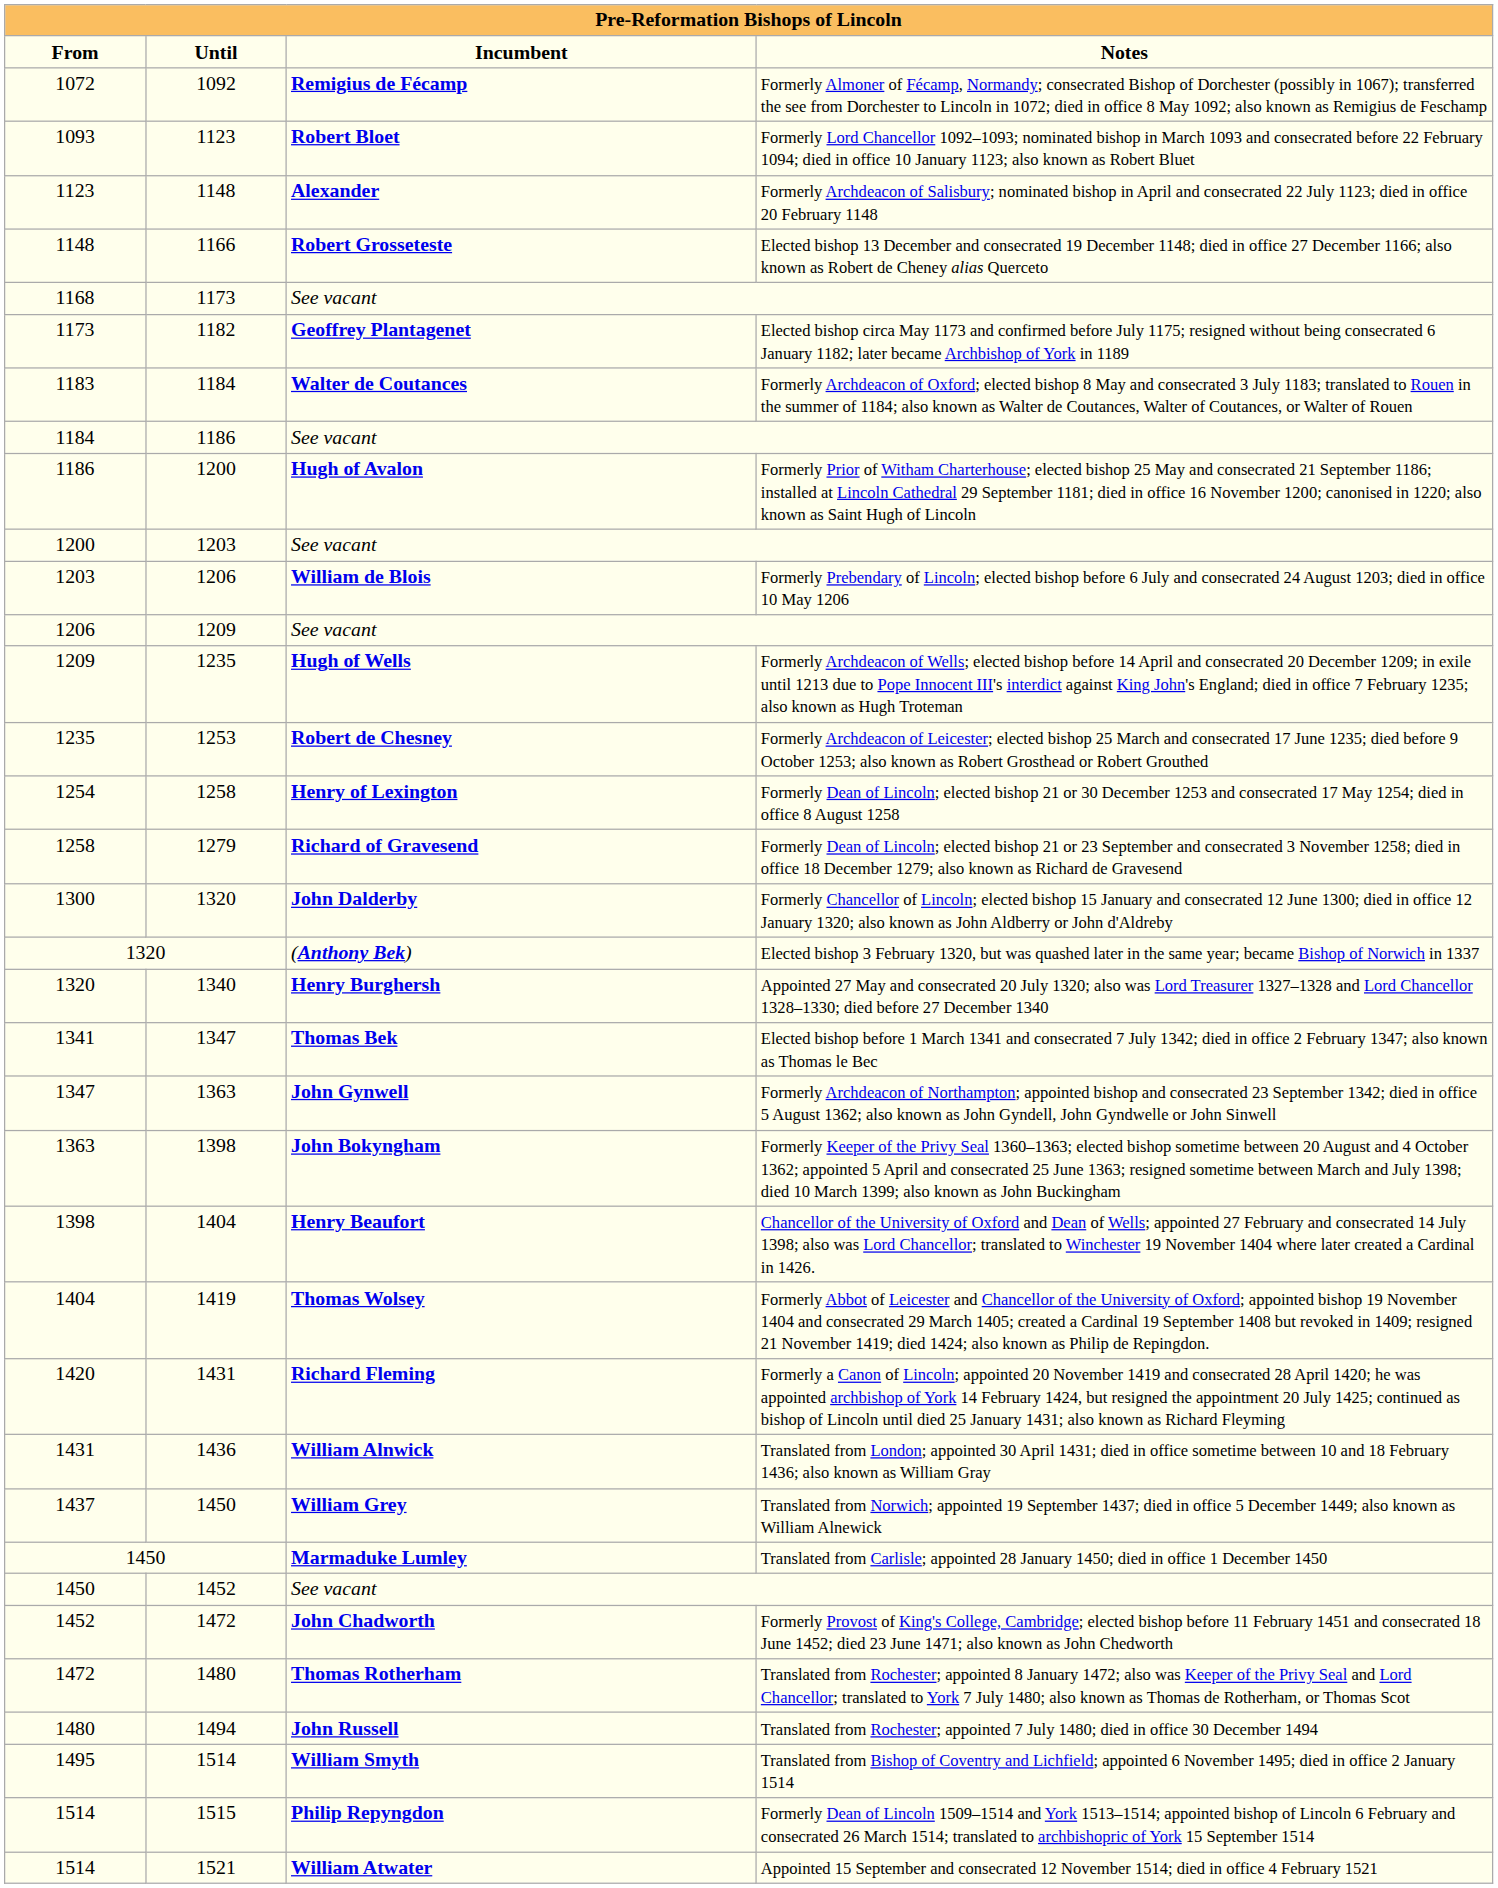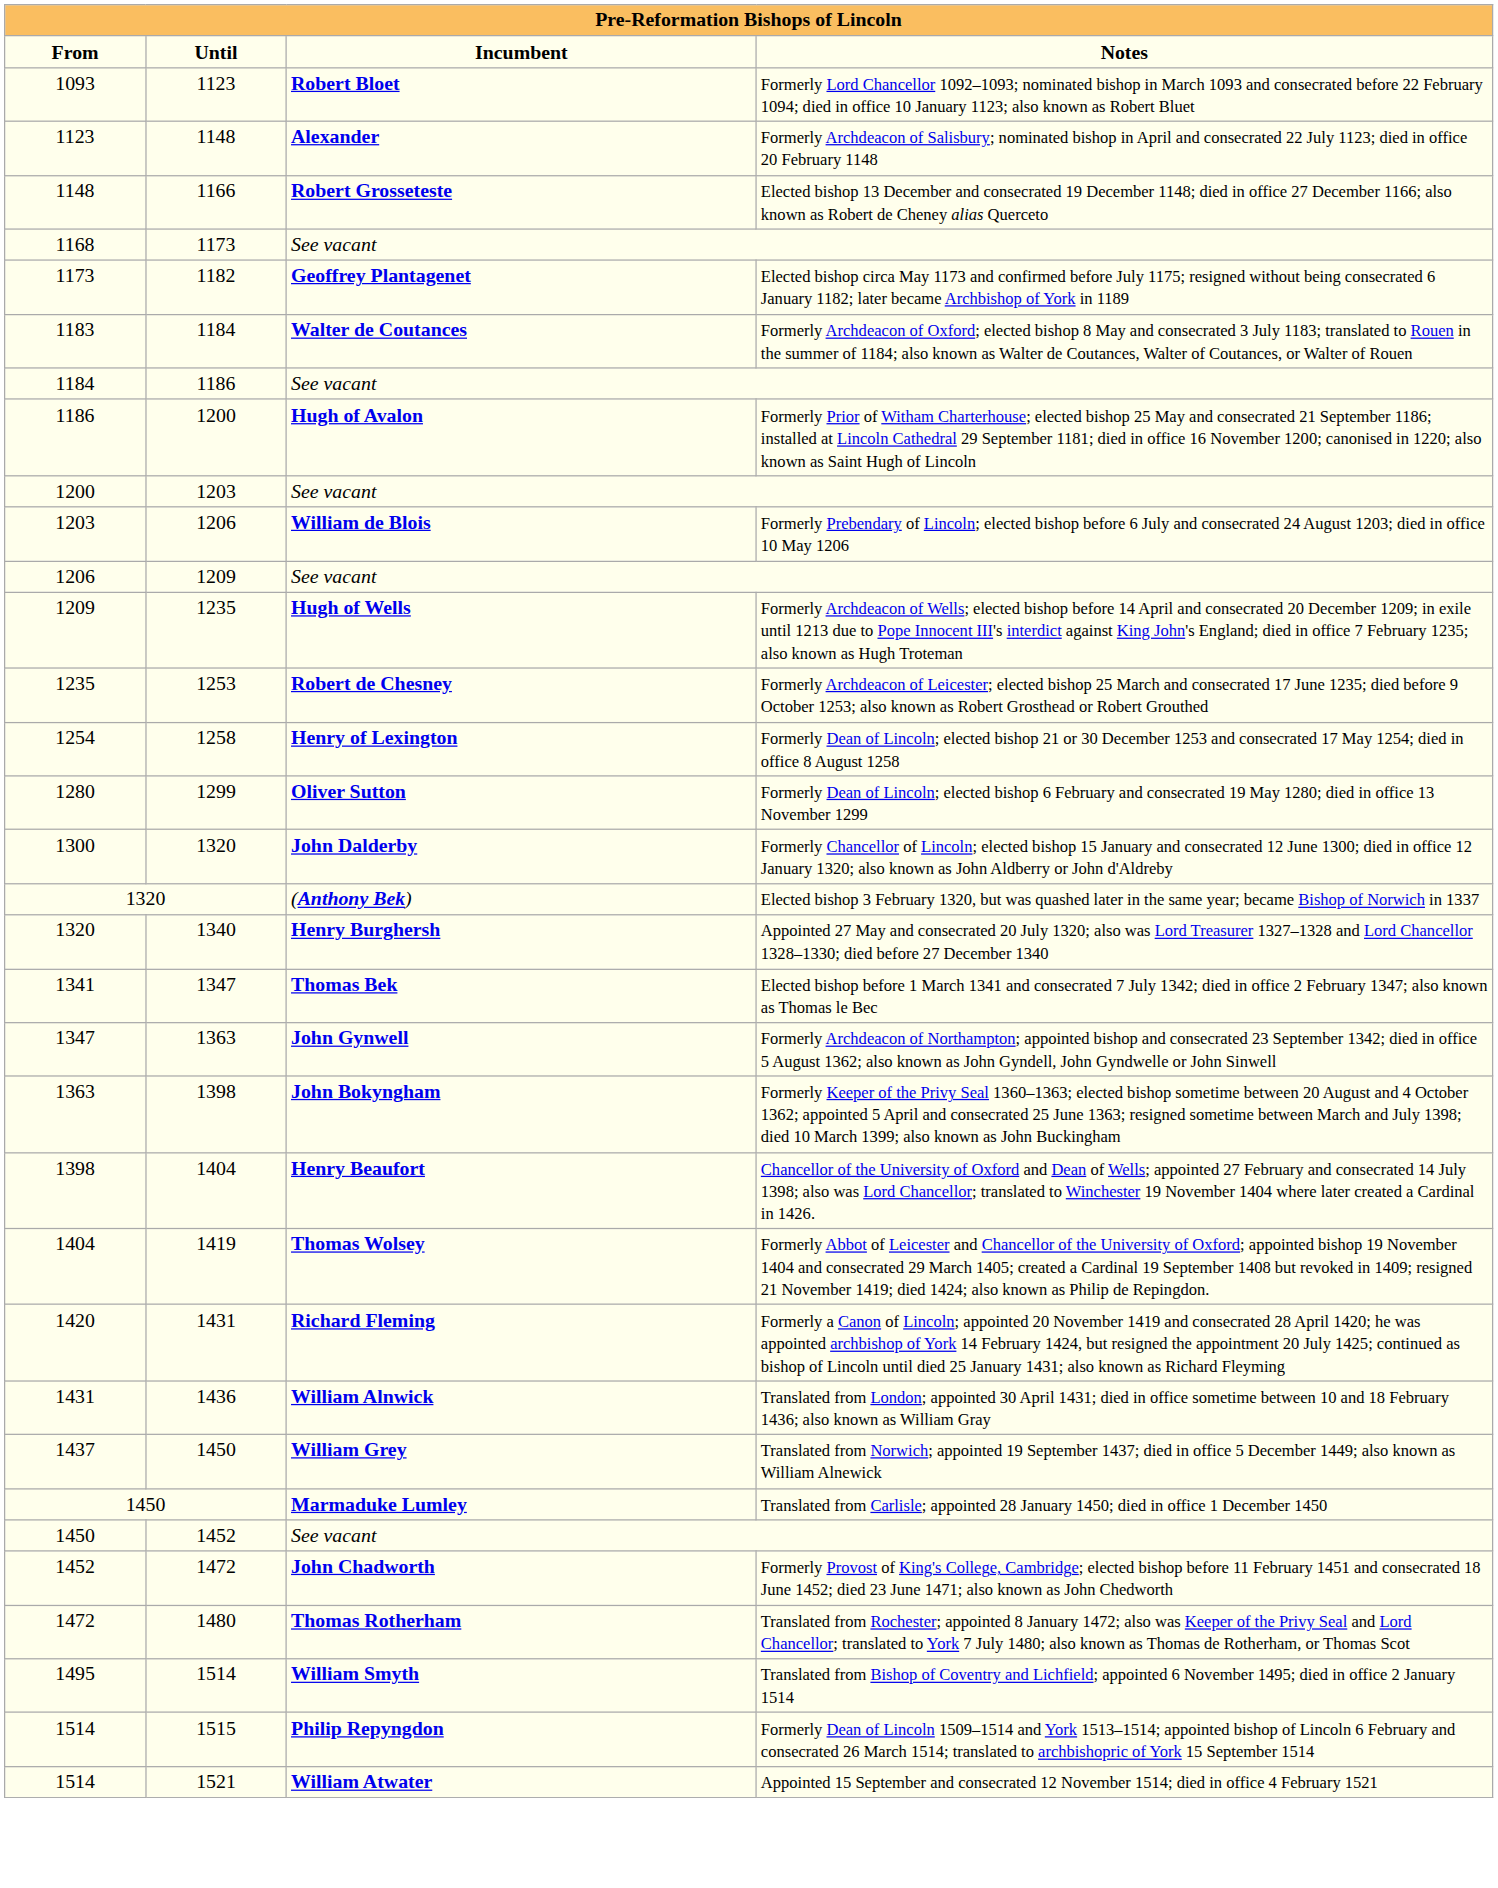- row: (75, 83)
- row: (75, 845)
+ row: (75, 791)
- row: (75, 1728)
